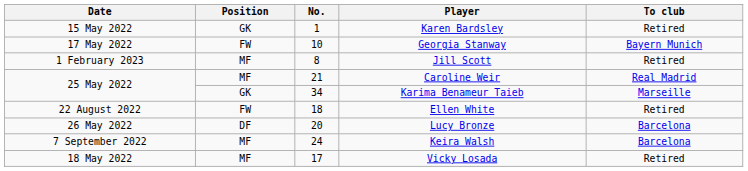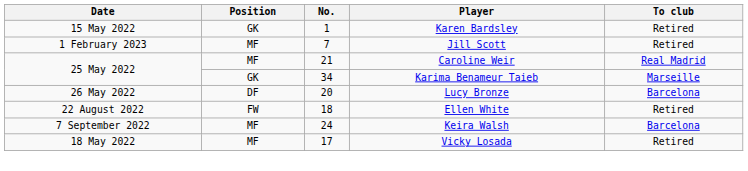- row: (462, 45)
(317, 61) 8 -> (327, 45) 7
rows swapped: (462, 126) <-> (462, 110)
